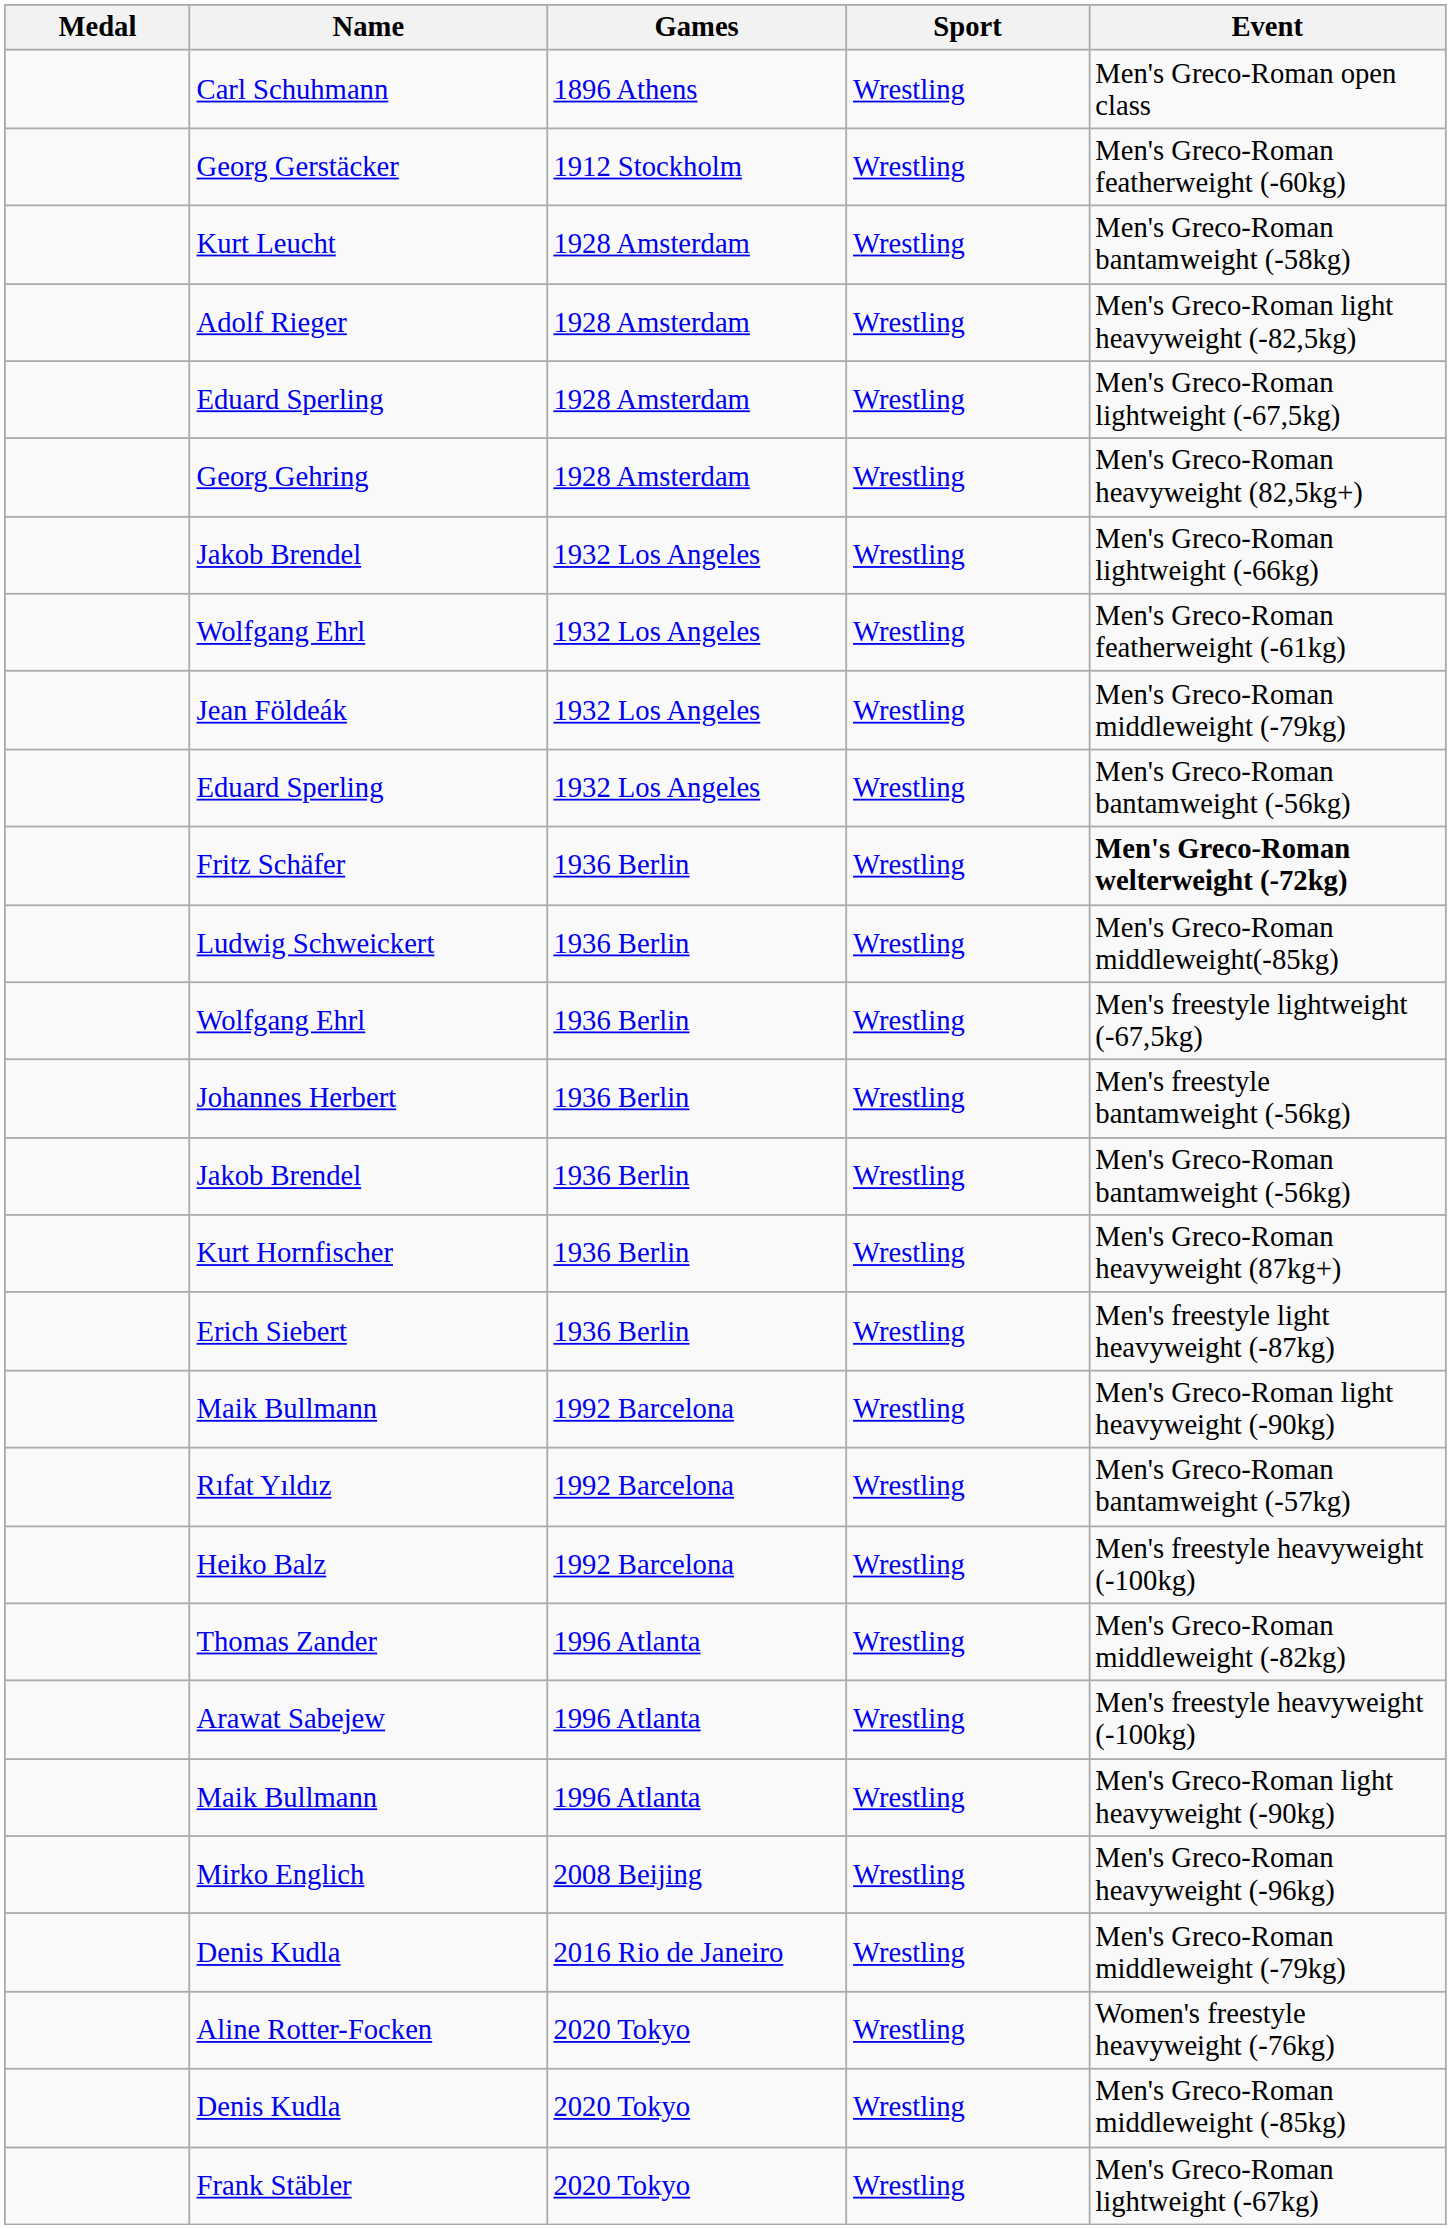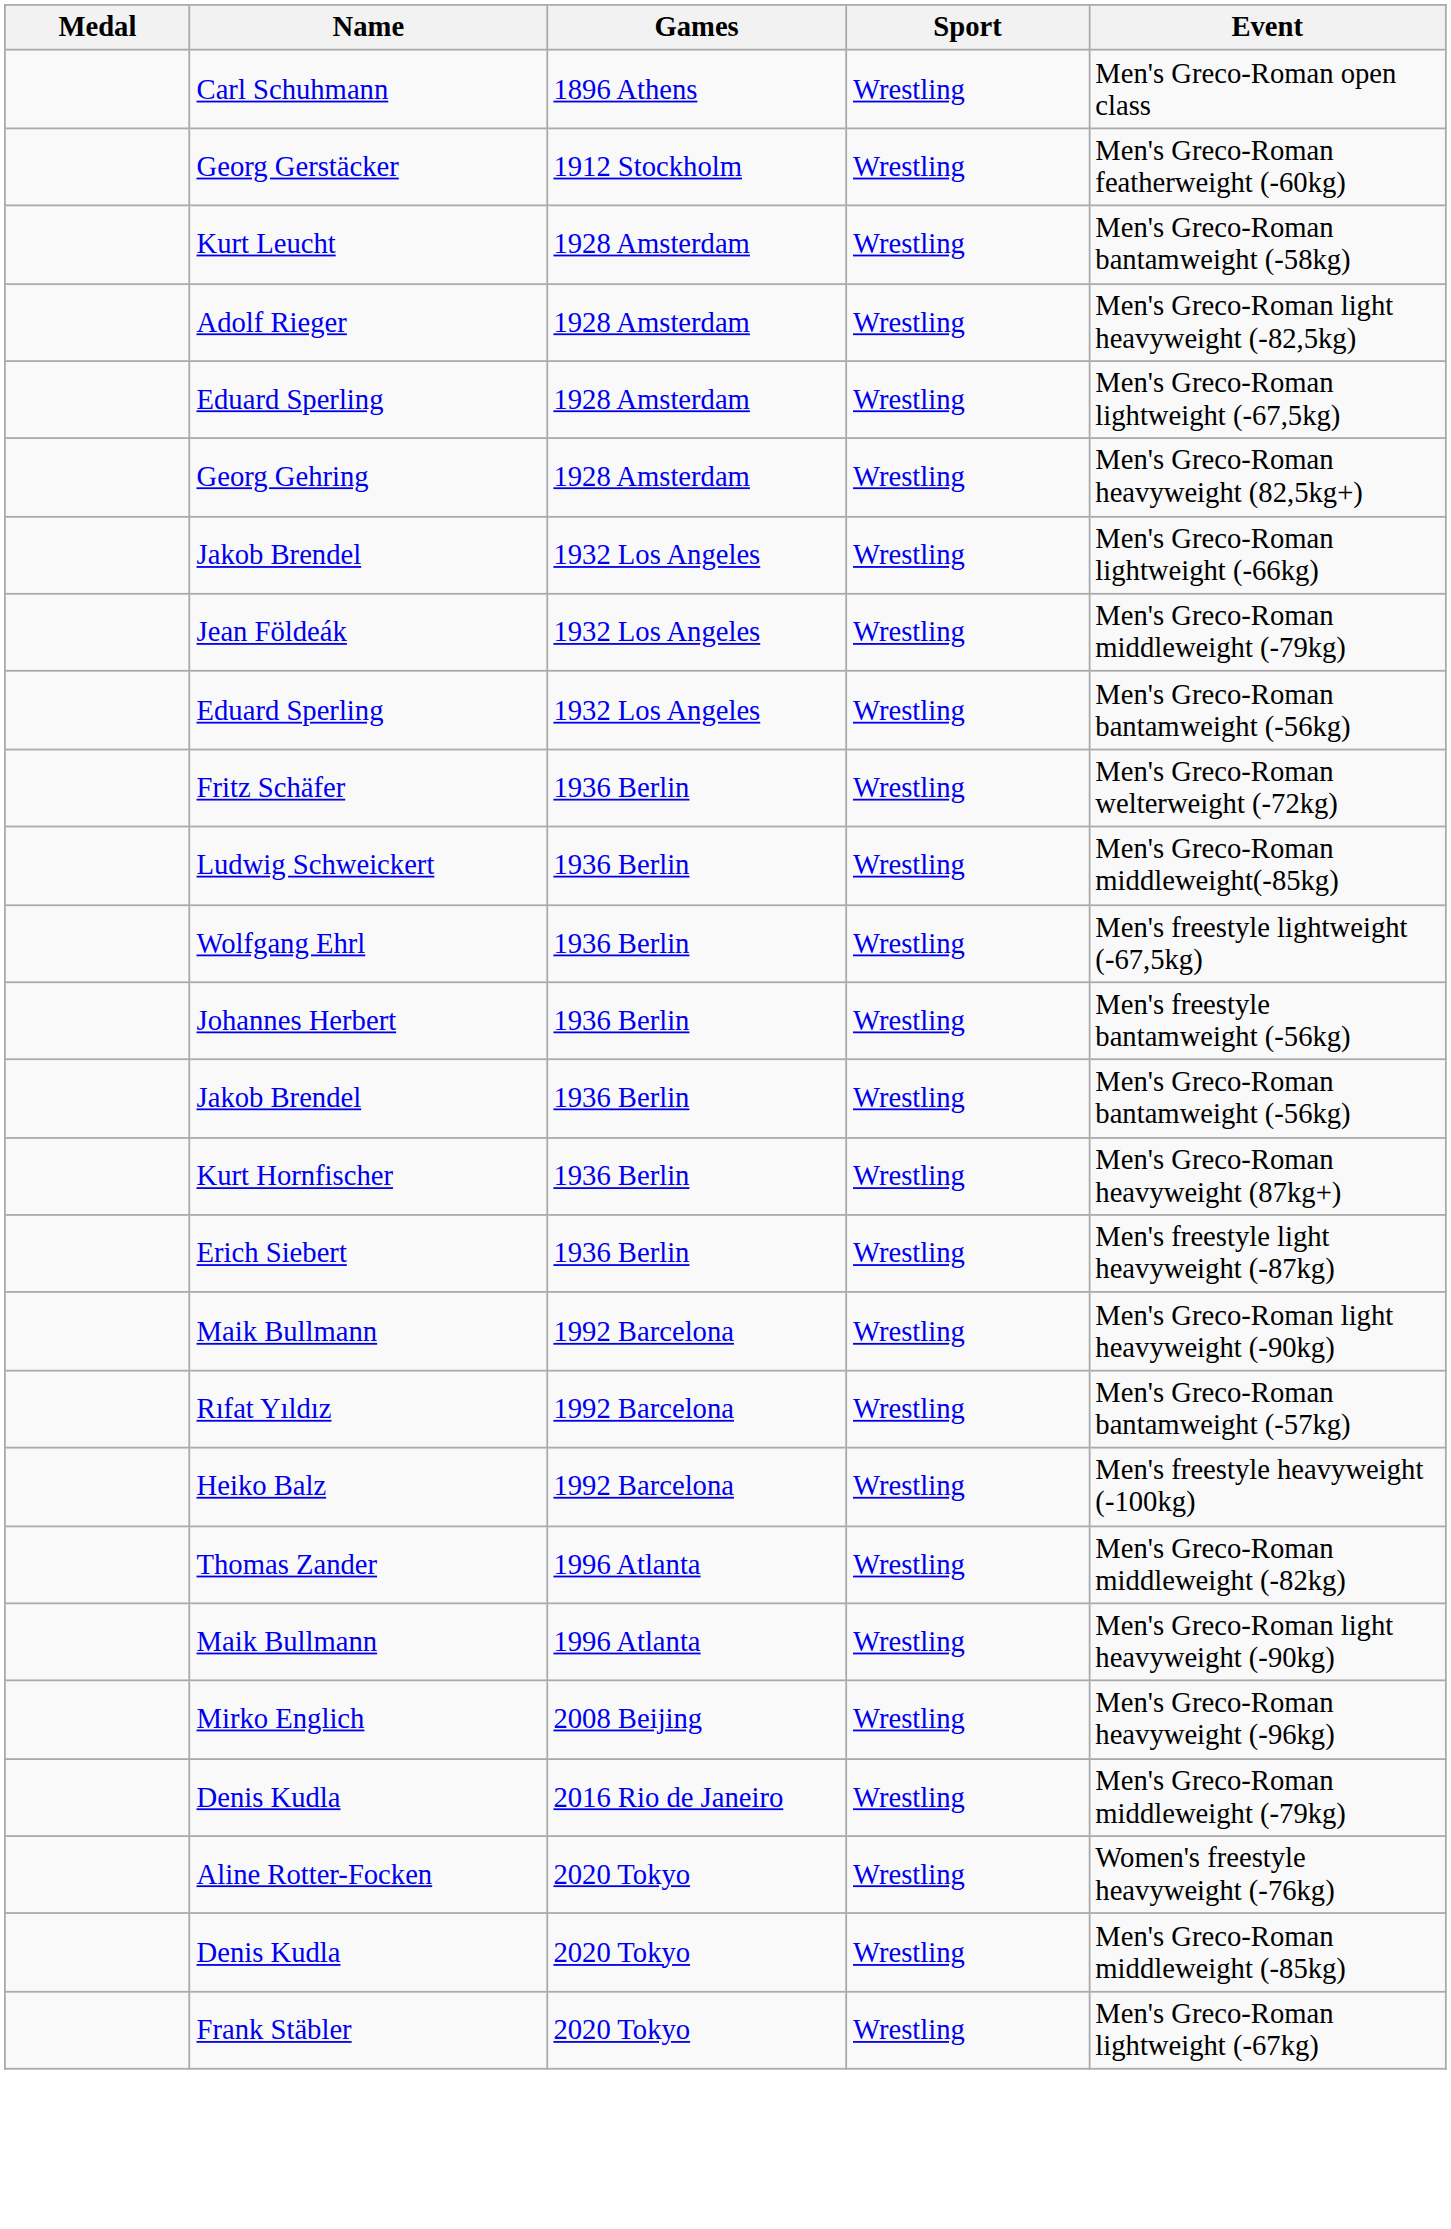- row: (281, 632)
(1223, 865) bold -> (1217, 787) normal
- row: (291, 1719)
